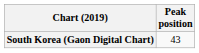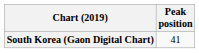(175, 39) 43 -> (175, 39) 41
